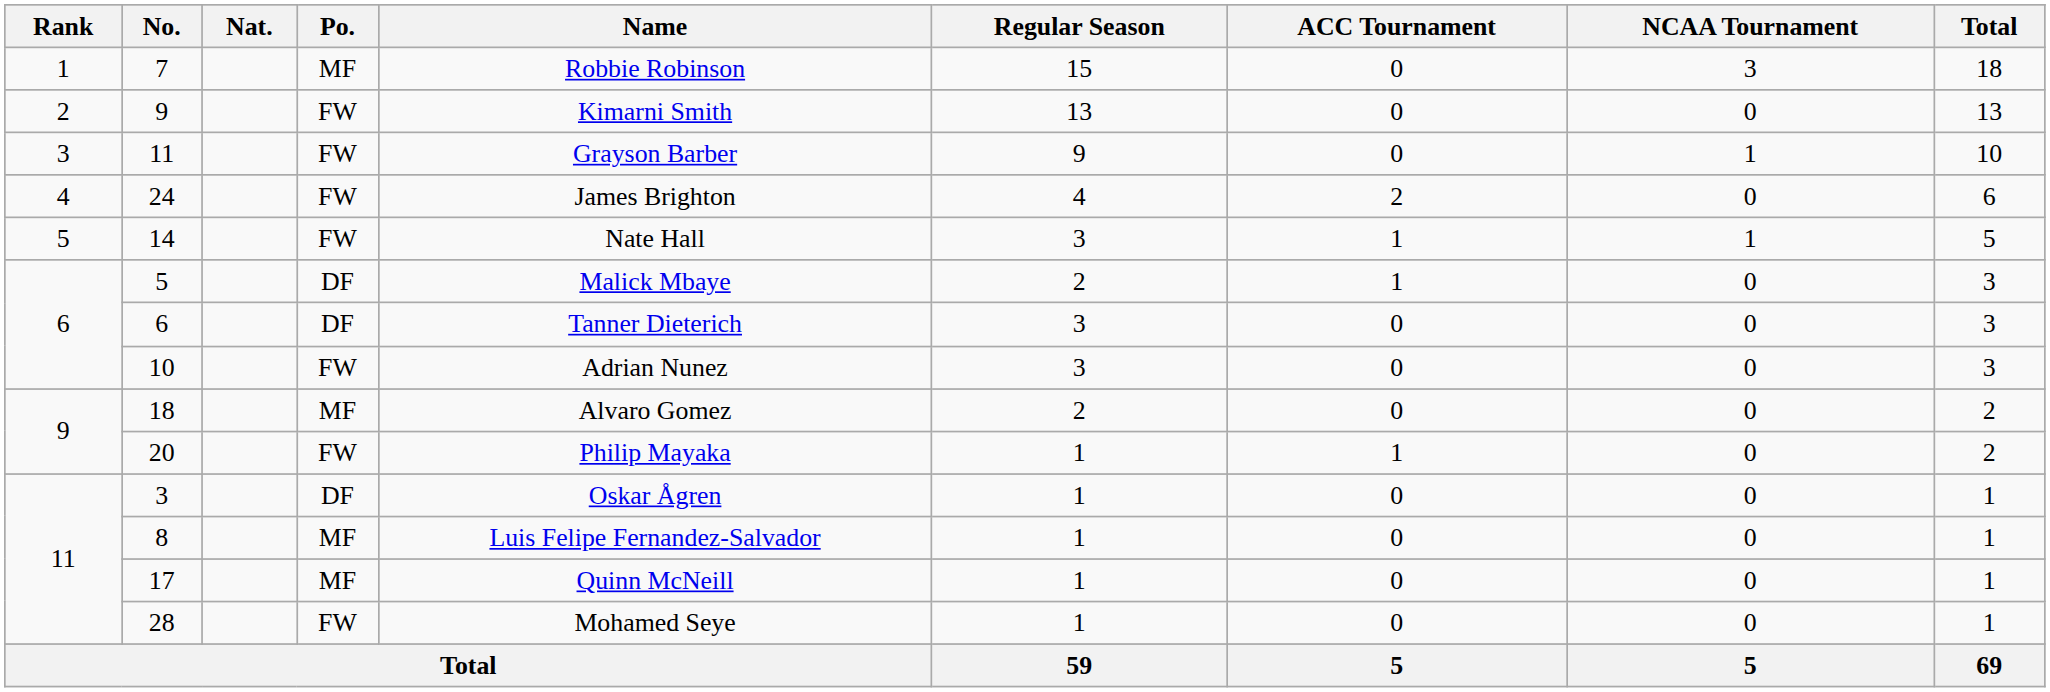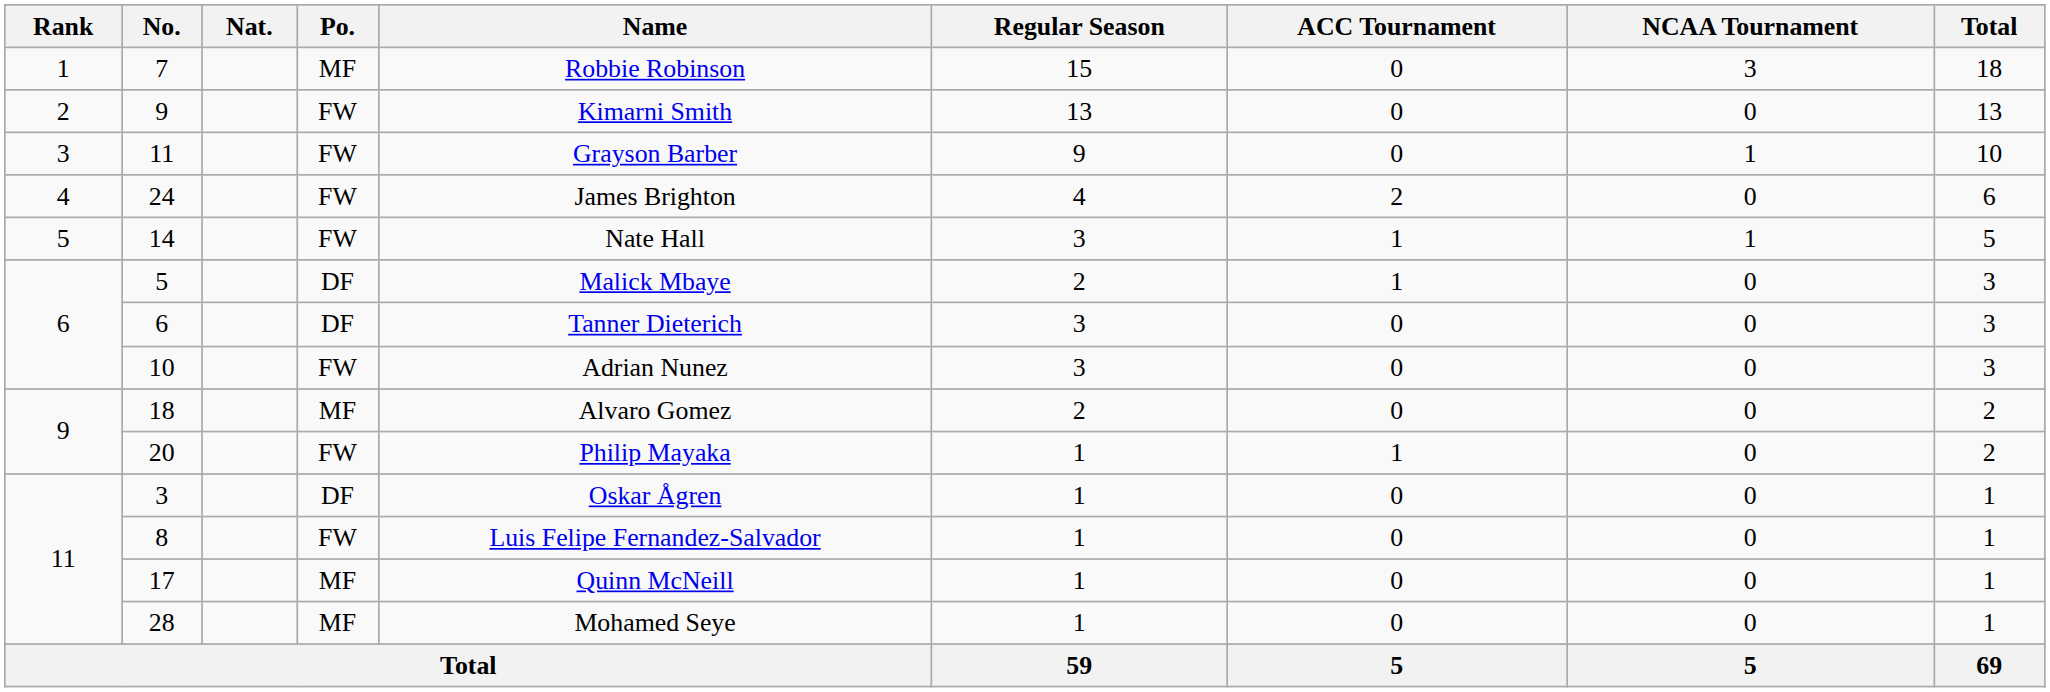(337, 537) MF -> (337, 537) FW
(337, 622) FW -> (337, 622) MF
